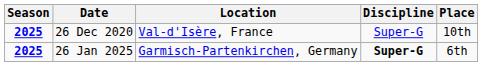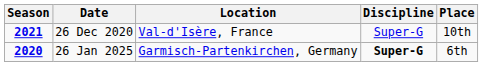(28, 33) 2025 -> (28, 33) 2021
(28, 52) 2025 -> (28, 52) 2020
